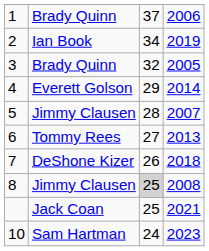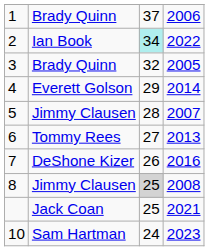(151, 40) no background -> (151, 40) paleturquoise background
(184, 40) 2019 -> (184, 40) 2022
(184, 161) 2018 -> (184, 161) 2016
